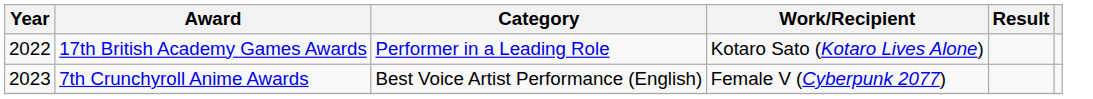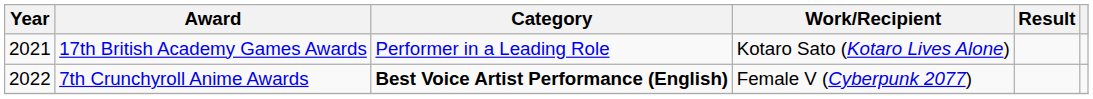(30, 49) 2022 -> (30, 49) 2021
(30, 78) 2023 -> (30, 78) 2022
(539, 78) normal -> (552, 78) bold
